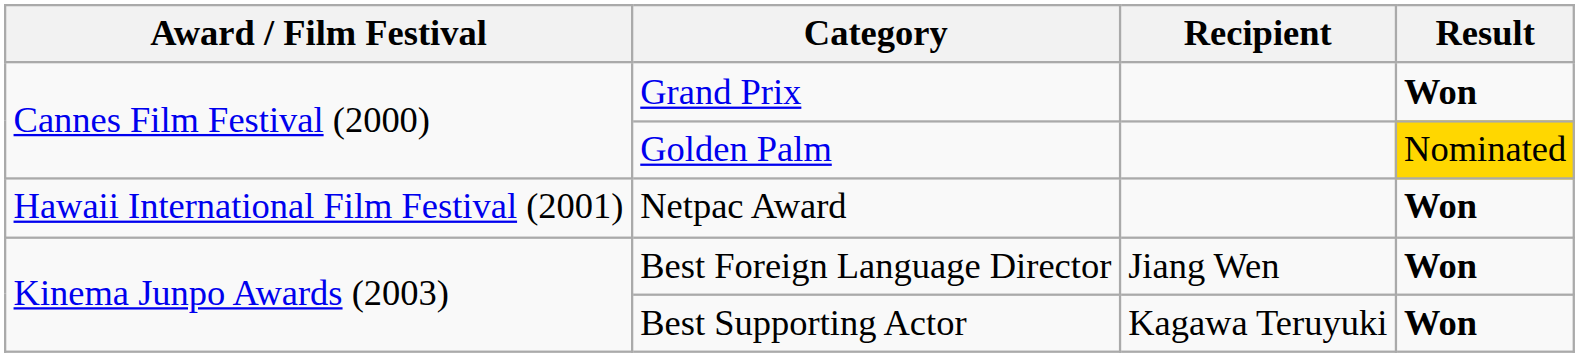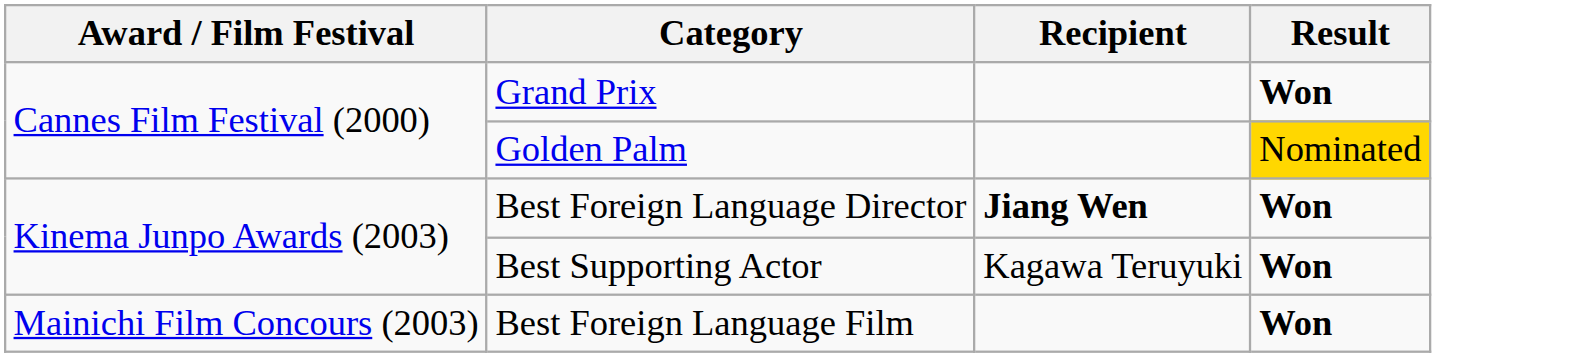- row: (743, 206)
(1204, 264) normal -> (1066, 206) bold
+ row: (705, 322)
